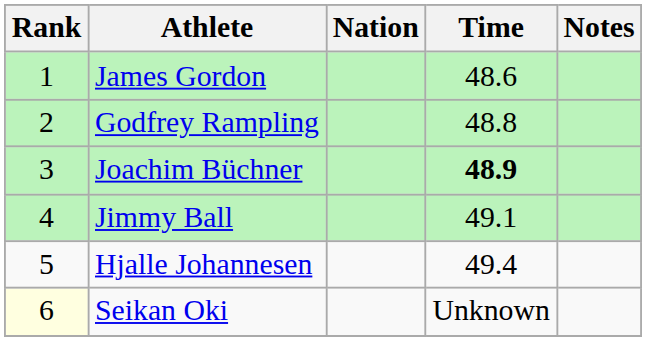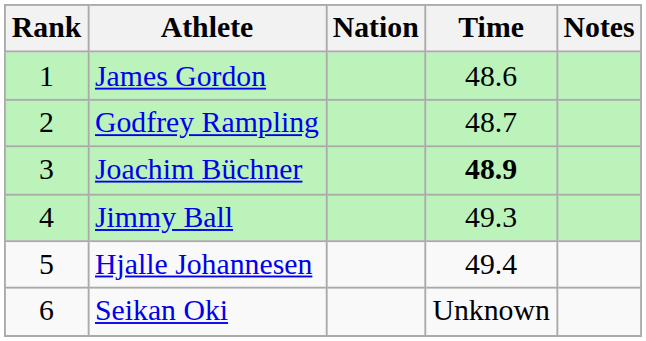(491, 122) 48.8 -> (491, 122) 48.7
(491, 216) 49.1 -> (491, 216) 49.3
(47, 311) lightyellow background -> (47, 311) no background
